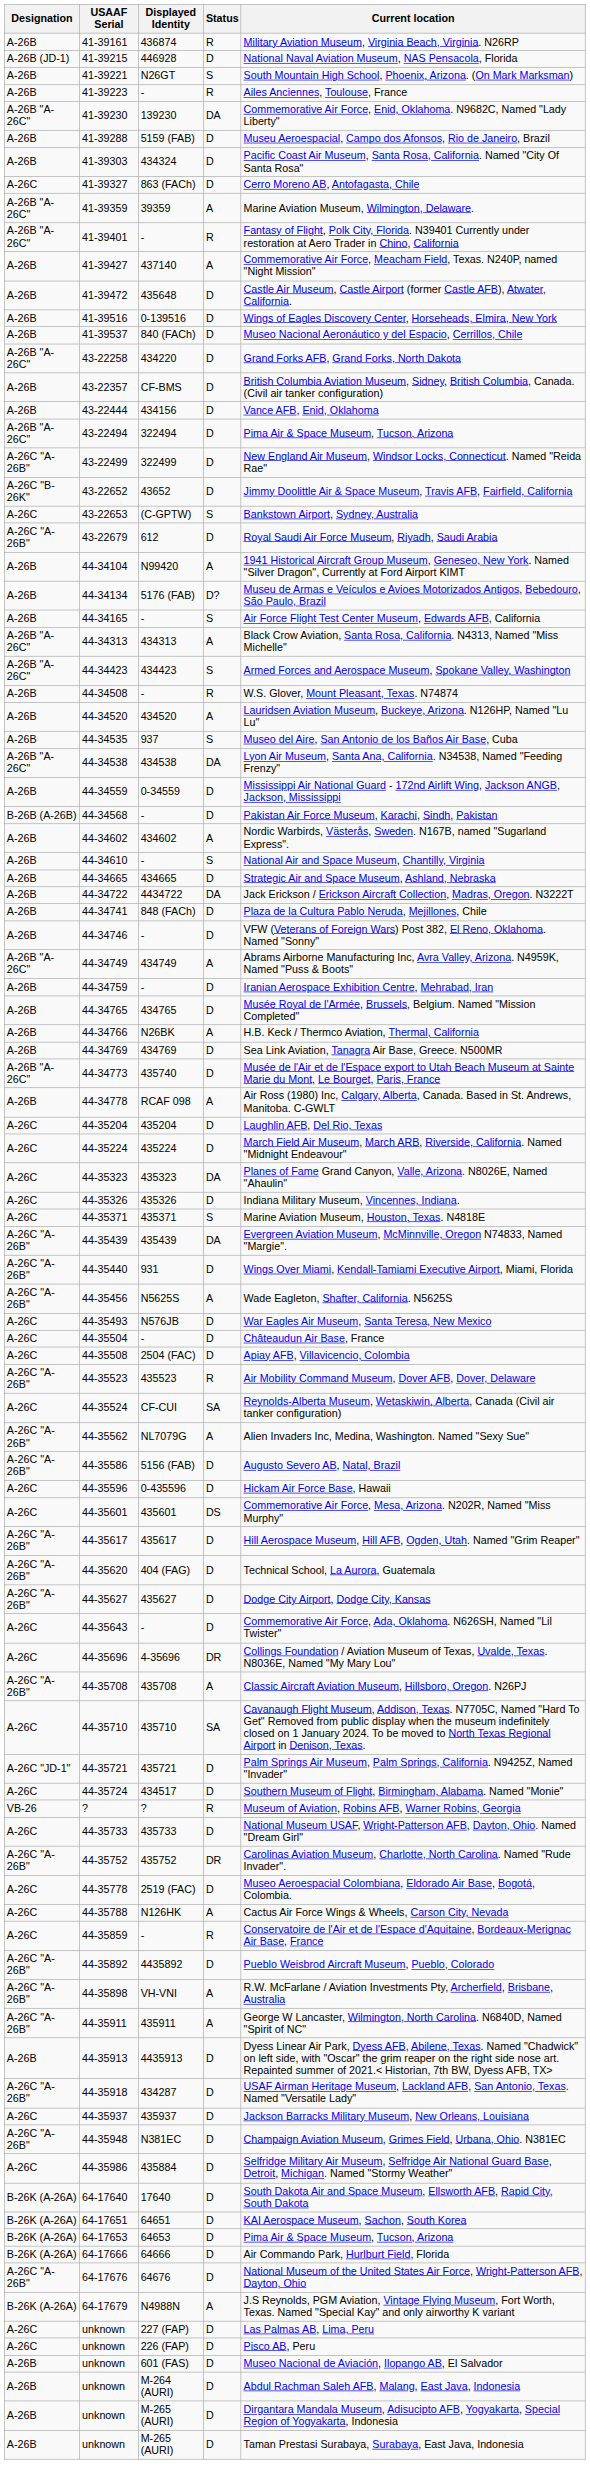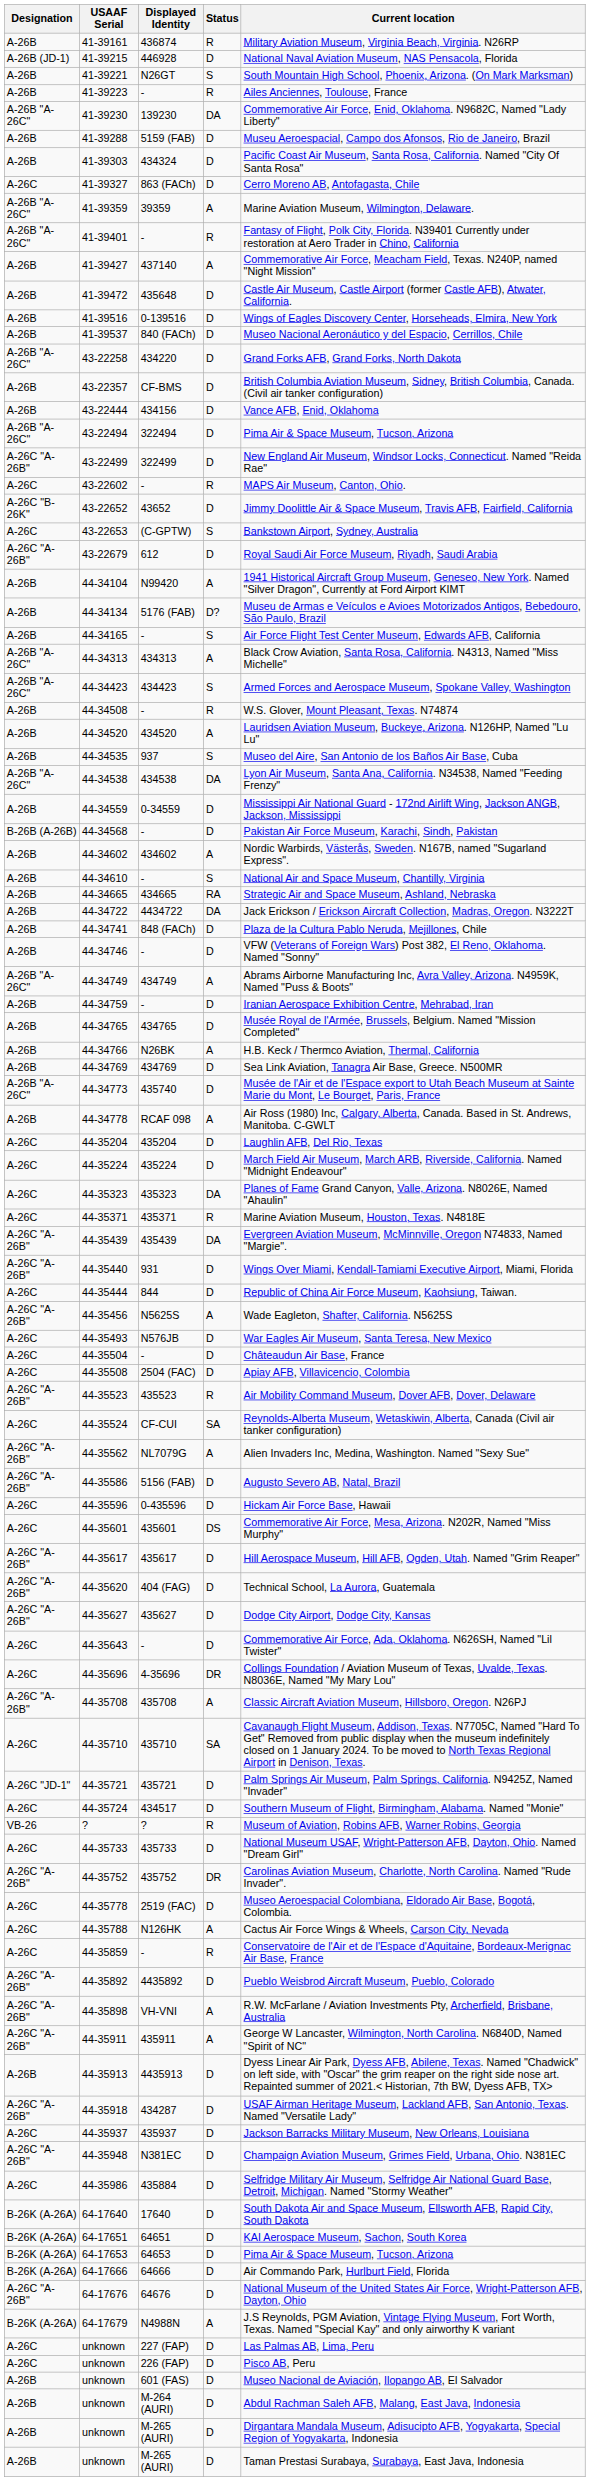+ row: (105, 485)
(210, 878) D -> (213, 895) RA
- row: (105, 1200)
(209, 1217) S -> (210, 1217) R
+ row: (105, 1292)
